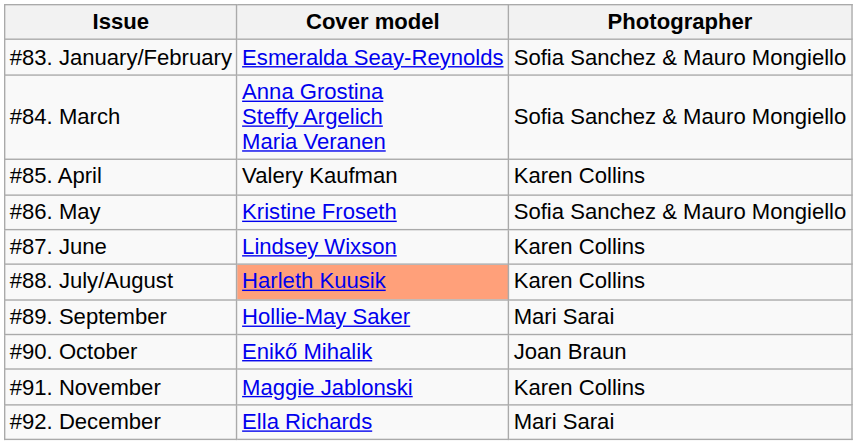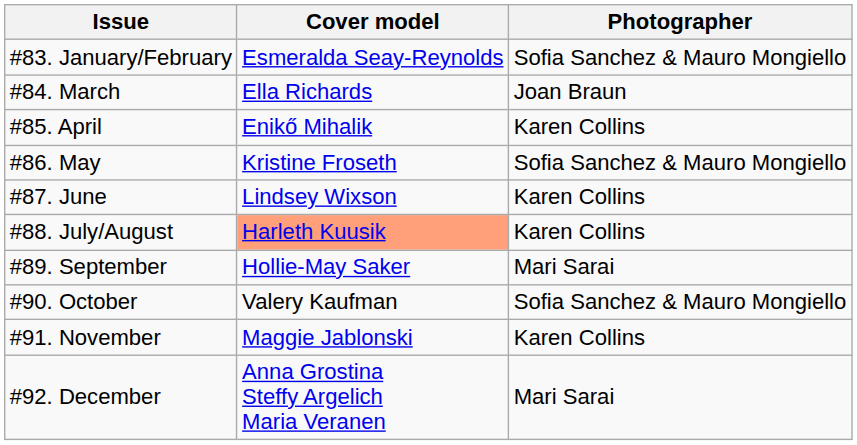(314, 116) Anna Grostina Steffy Argelich Maria Veranen -> (307, 92) Ella Richards
(680, 116) Sofia Sanchez & Mauro Mongiello -> (570, 92) Joan Braun
(320, 176) Valery Kaufman -> (307, 127) Enikő Mihalik
(307, 351) Enikő Mihalik -> (320, 302) Valery Kaufman
(570, 351) Joan Braun -> (680, 302) Sofia Sanchez & Mauro Mongiello
(307, 421) Ella Richards -> (314, 397) Anna Grostina Steffy Argelich Maria Veranen
